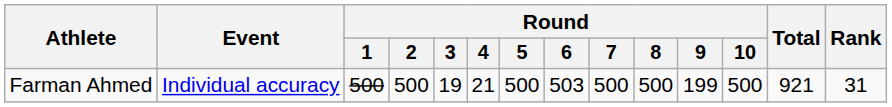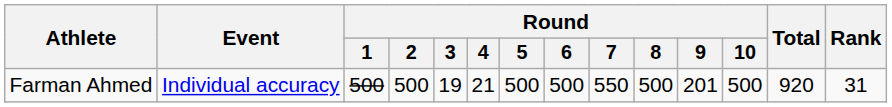(567, 86) 503 -> (567, 86) 500
(611, 86) 500 -> (611, 86) 550
(700, 86) 199 -> (700, 86) 201
(796, 86) 921 -> (796, 86) 920
